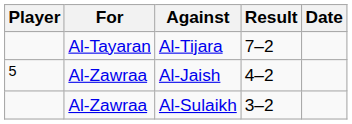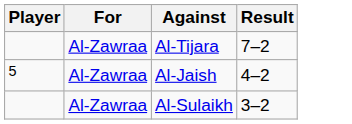- column: (324, 18)
(110, 45) Al-Tayaran -> (108, 45) Al-Zawraa
